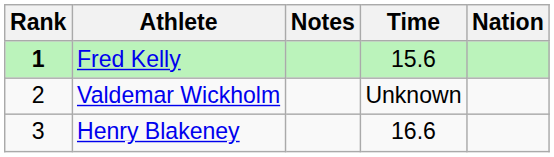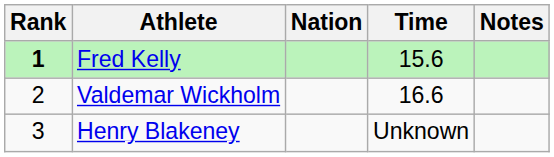columns swapped: (508, 22) <-> (323, 22)
(413, 95) Unknown -> (421, 95) 16.6
(413, 132) 16.6 -> (421, 132) Unknown
